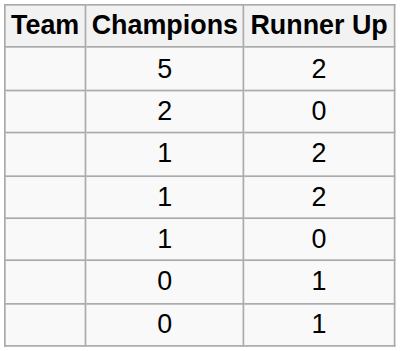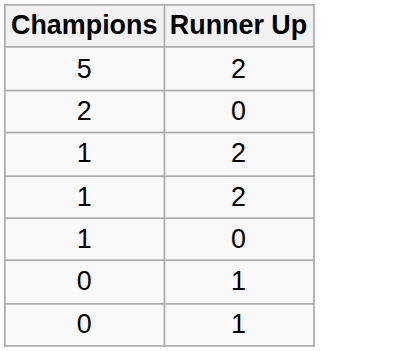- column: (45, 25)
